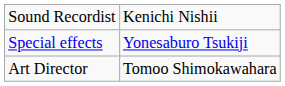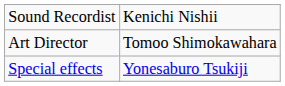rows swapped: (48, 68) <-> (55, 42)
